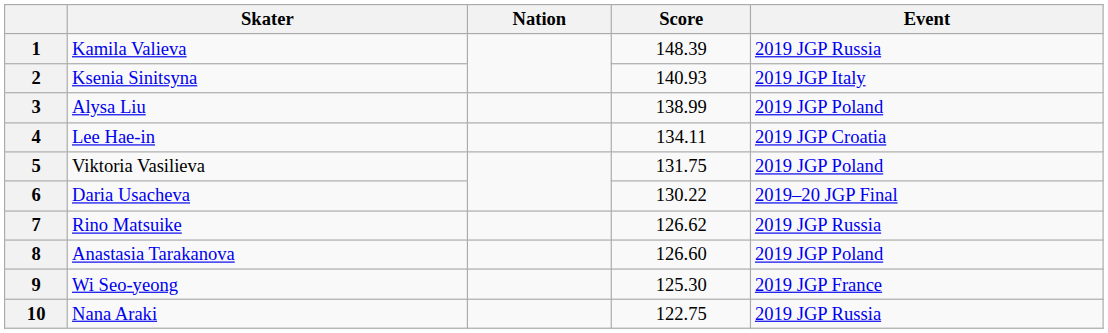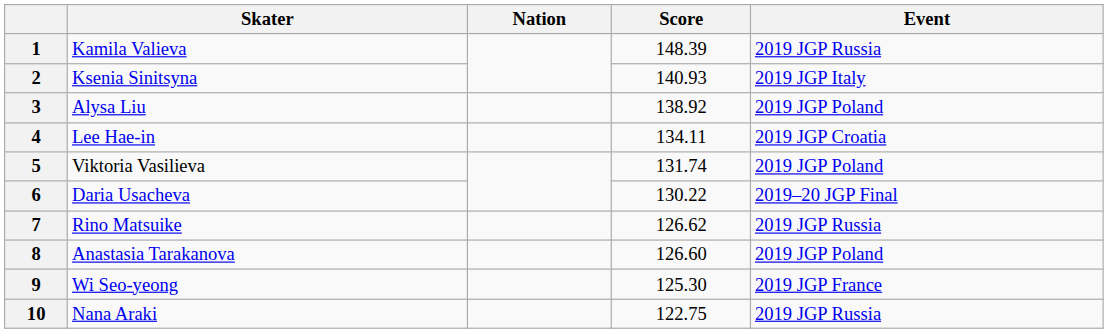(681, 107) 138.99 -> (681, 107) 138.92
(681, 166) 131.75 -> (681, 166) 131.74
